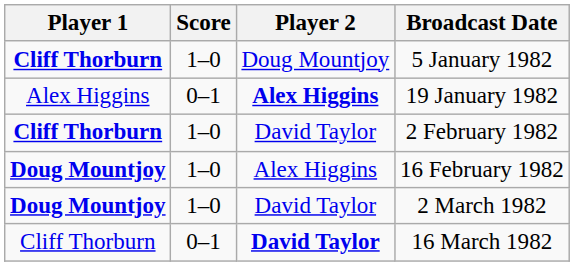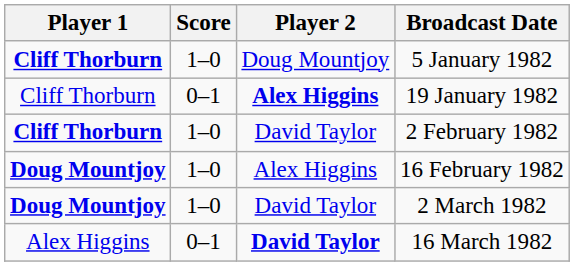(88, 95) Alex Higgins -> (88, 95) Cliff Thorburn
(88, 242) Cliff Thorburn -> (88, 242) Alex Higgins
